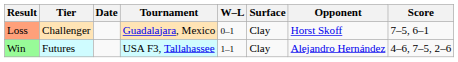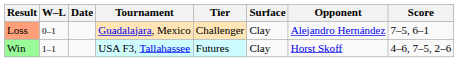columns swapped: (232, 13) <-> (66, 13)
(316, 30) Horst Skoff -> (338, 30) Alejandro Hernández
(338, 48) Alejandro Hernández -> (316, 48) Horst Skoff
